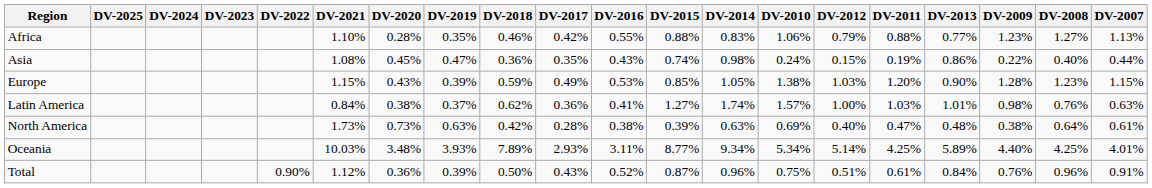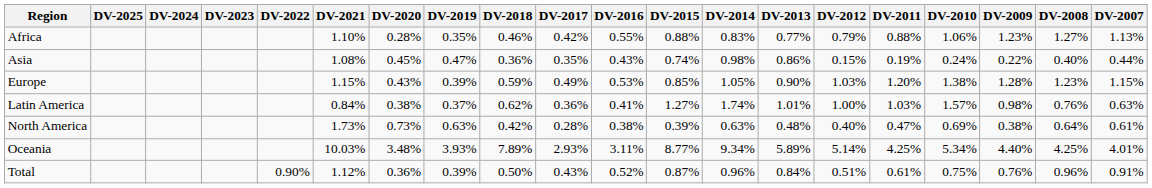columns swapped: (952, 15) <-> (786, 15)
